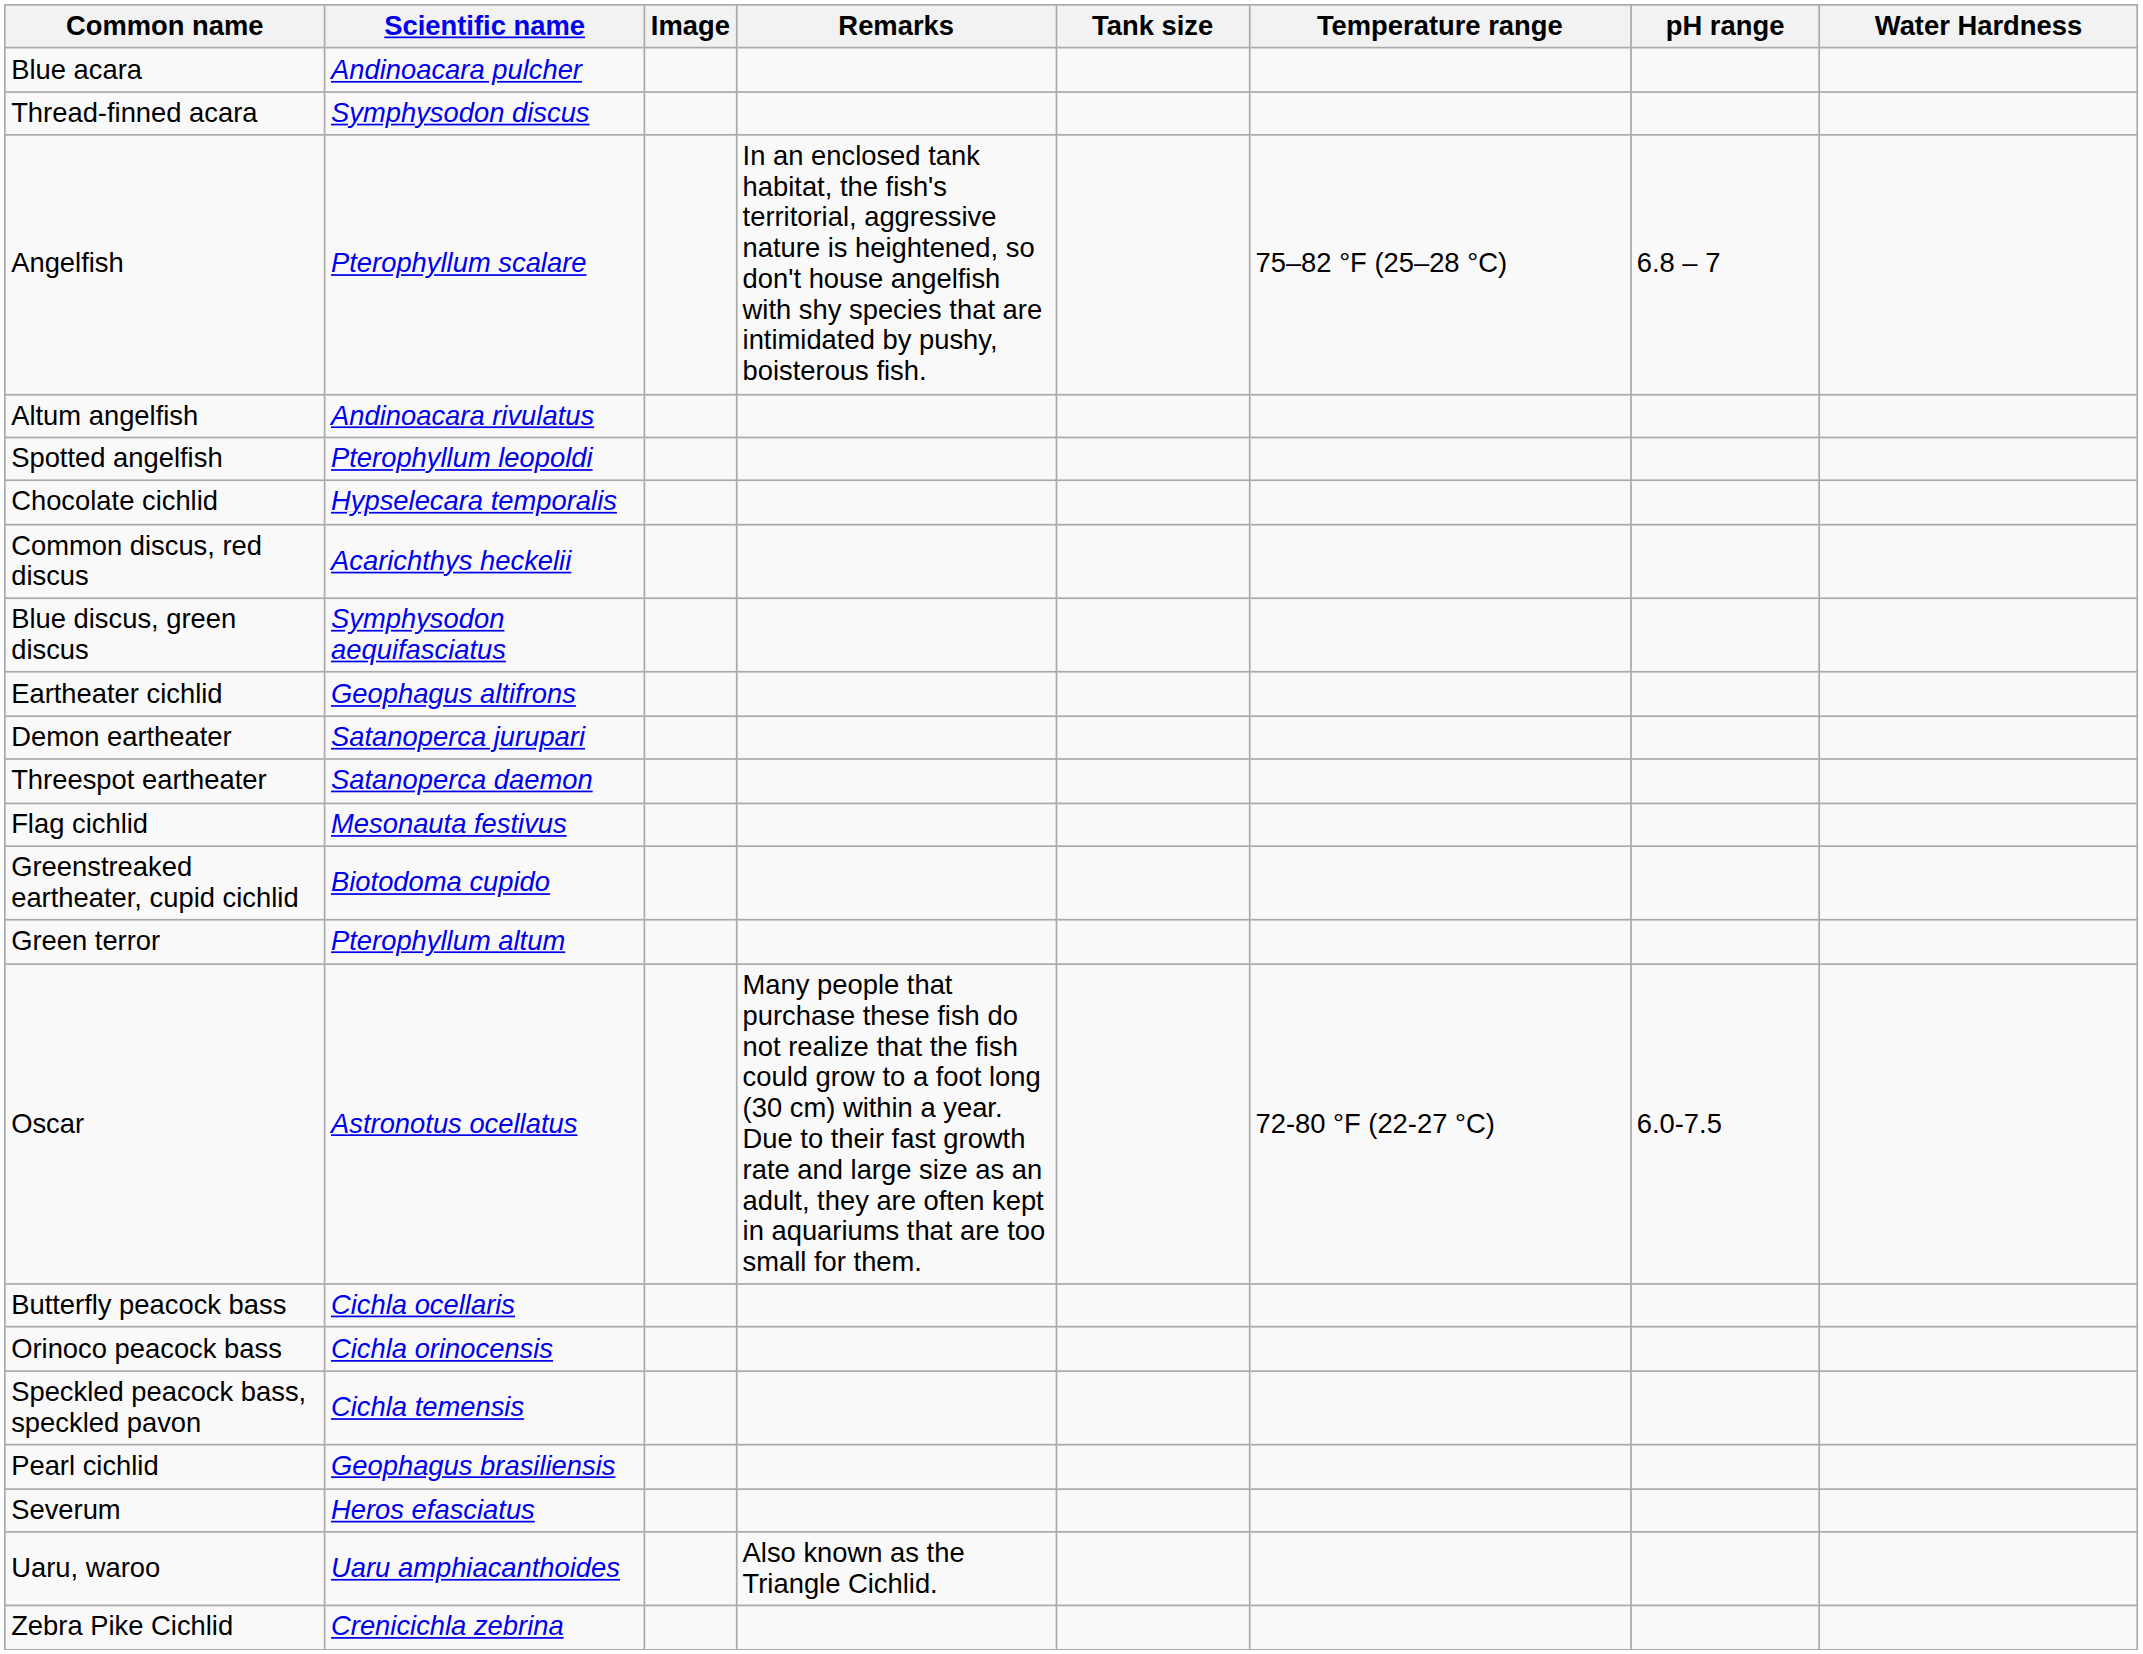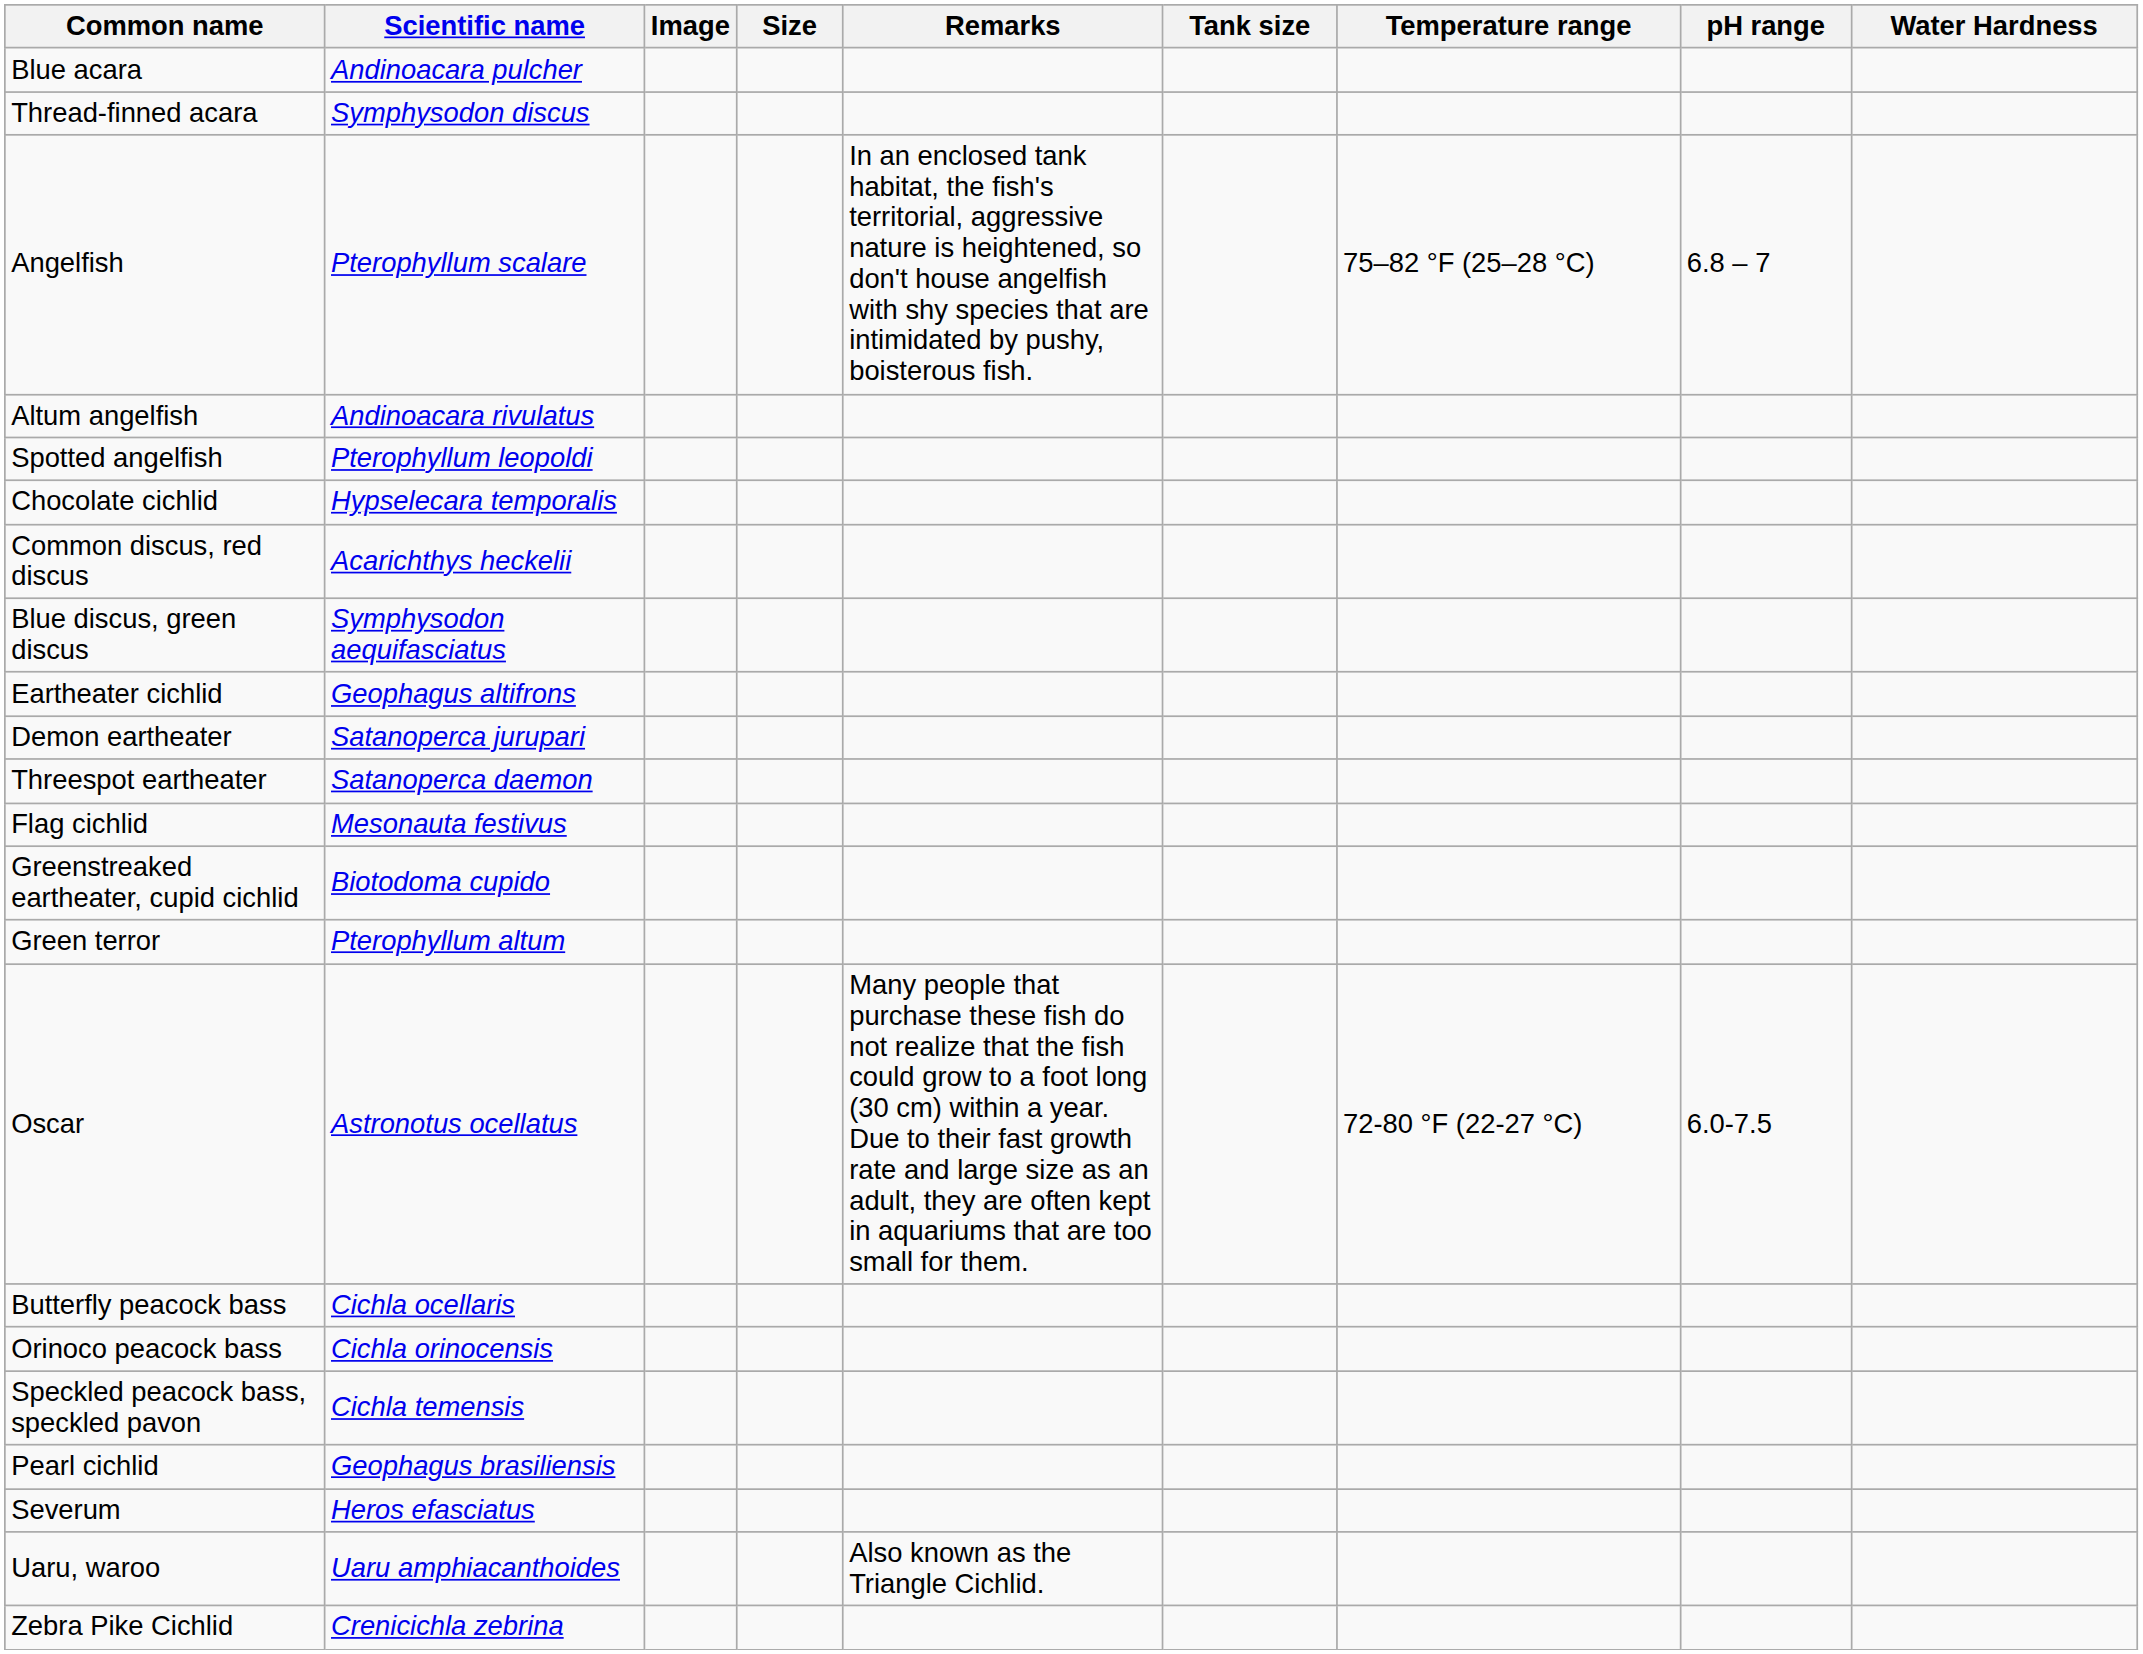+ column: (790, 26)
